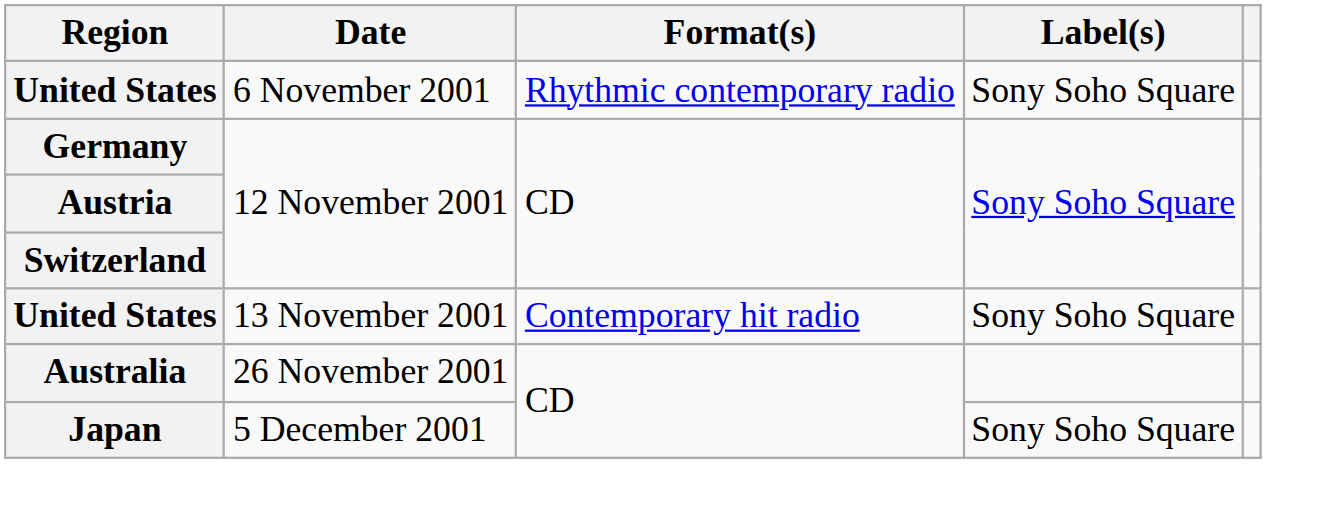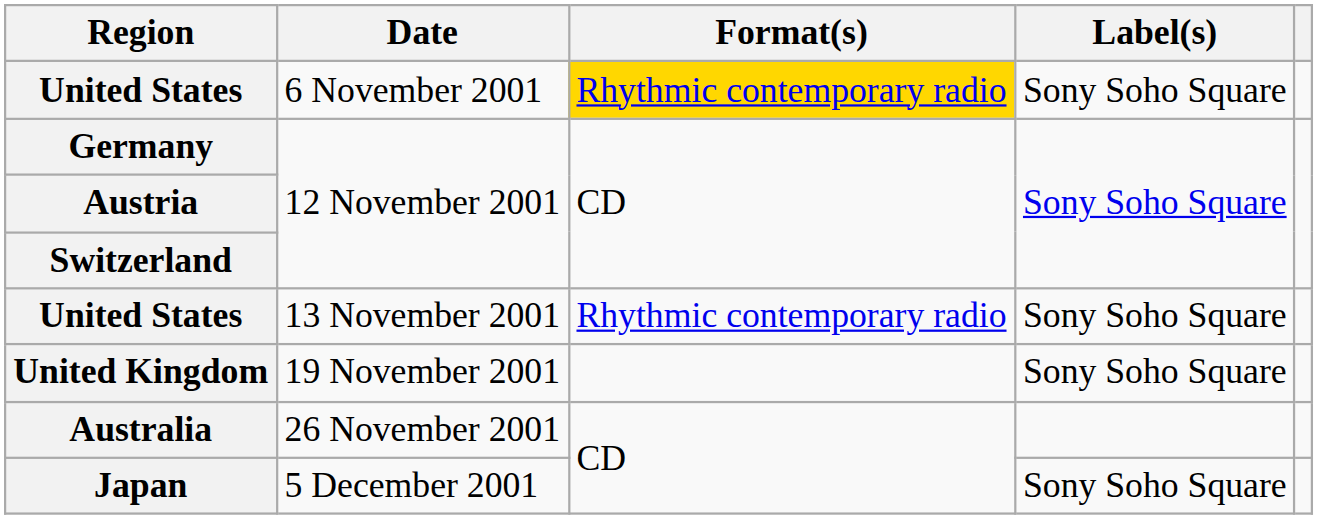(740, 89) no background -> (792, 89) gold background
(692, 315) Contemporary hit radio -> (792, 315) Rhythmic contemporary radio
+ row: (141, 372)
